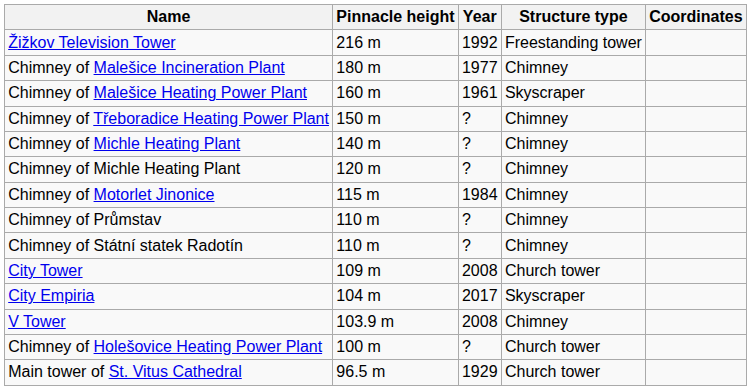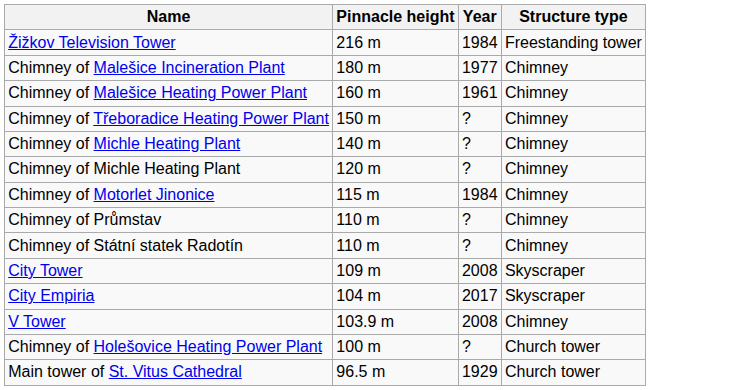- column: (696, 17)
(480, 42) 1992 -> (480, 42) 1984
(545, 93) Skyscraper -> (536, 93) Chimney
(552, 270) Church tower -> (545, 270) Skyscraper
